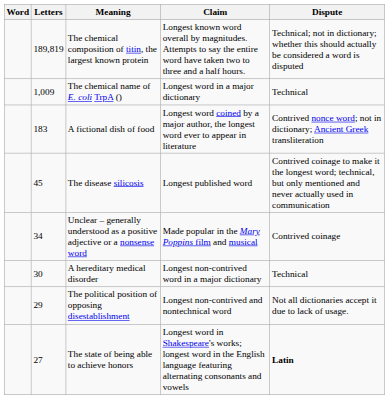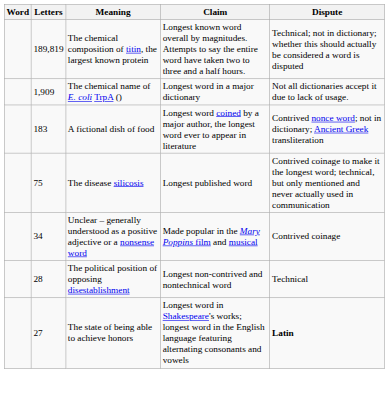(44, 92) 1,009 -> (44, 92) 1,909
(290, 92) Technical -> (324, 92) Not all dictionaries accept it due to lack of usage.
(38, 183) 45 -> (38, 183) 75
- row: (107, 274)
(38, 306) 29 -> (38, 279) 28
(324, 306) Not all dictionaries accept it due to lack of usage. -> (290, 279) Technical
